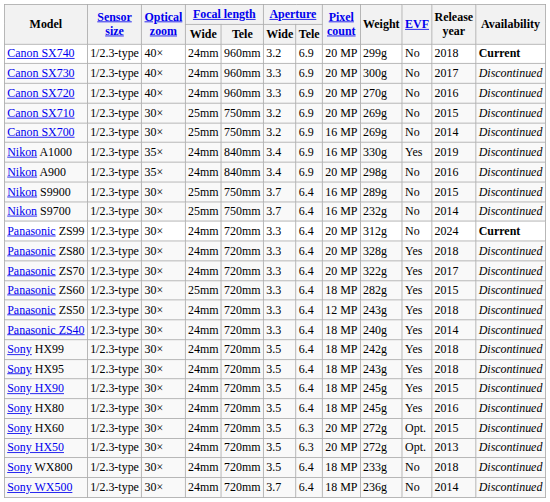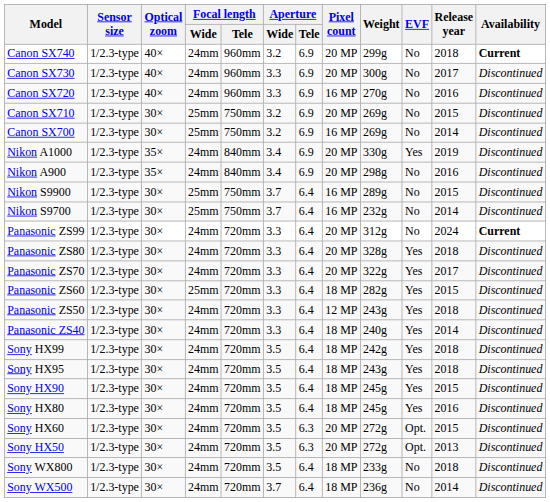(341, 93) 20 MP -> (341, 93) 16 MP
(341, 152) 16 MP -> (341, 152) 20 MP
